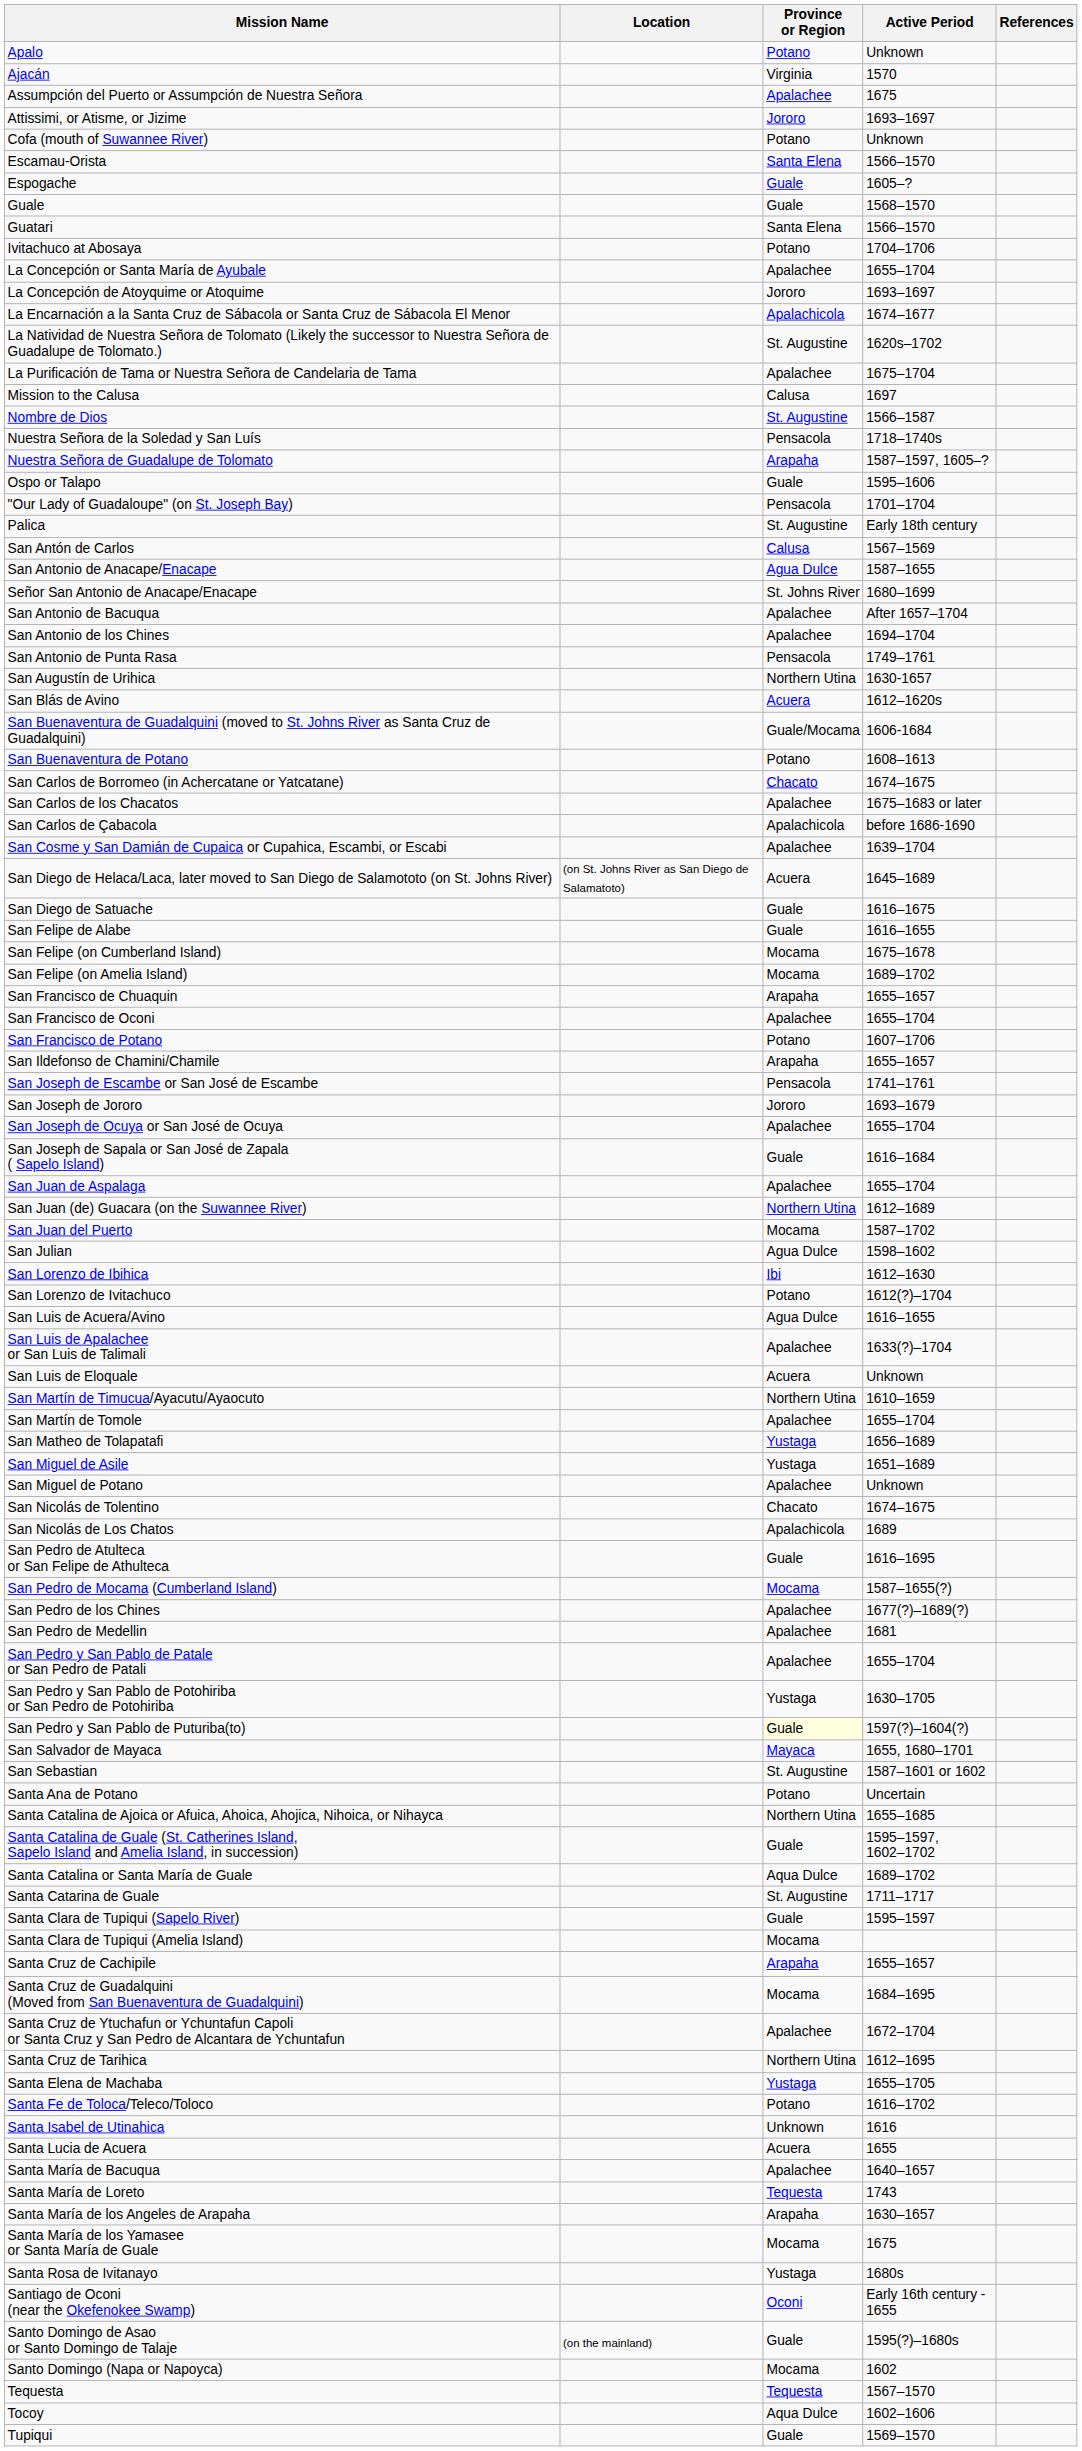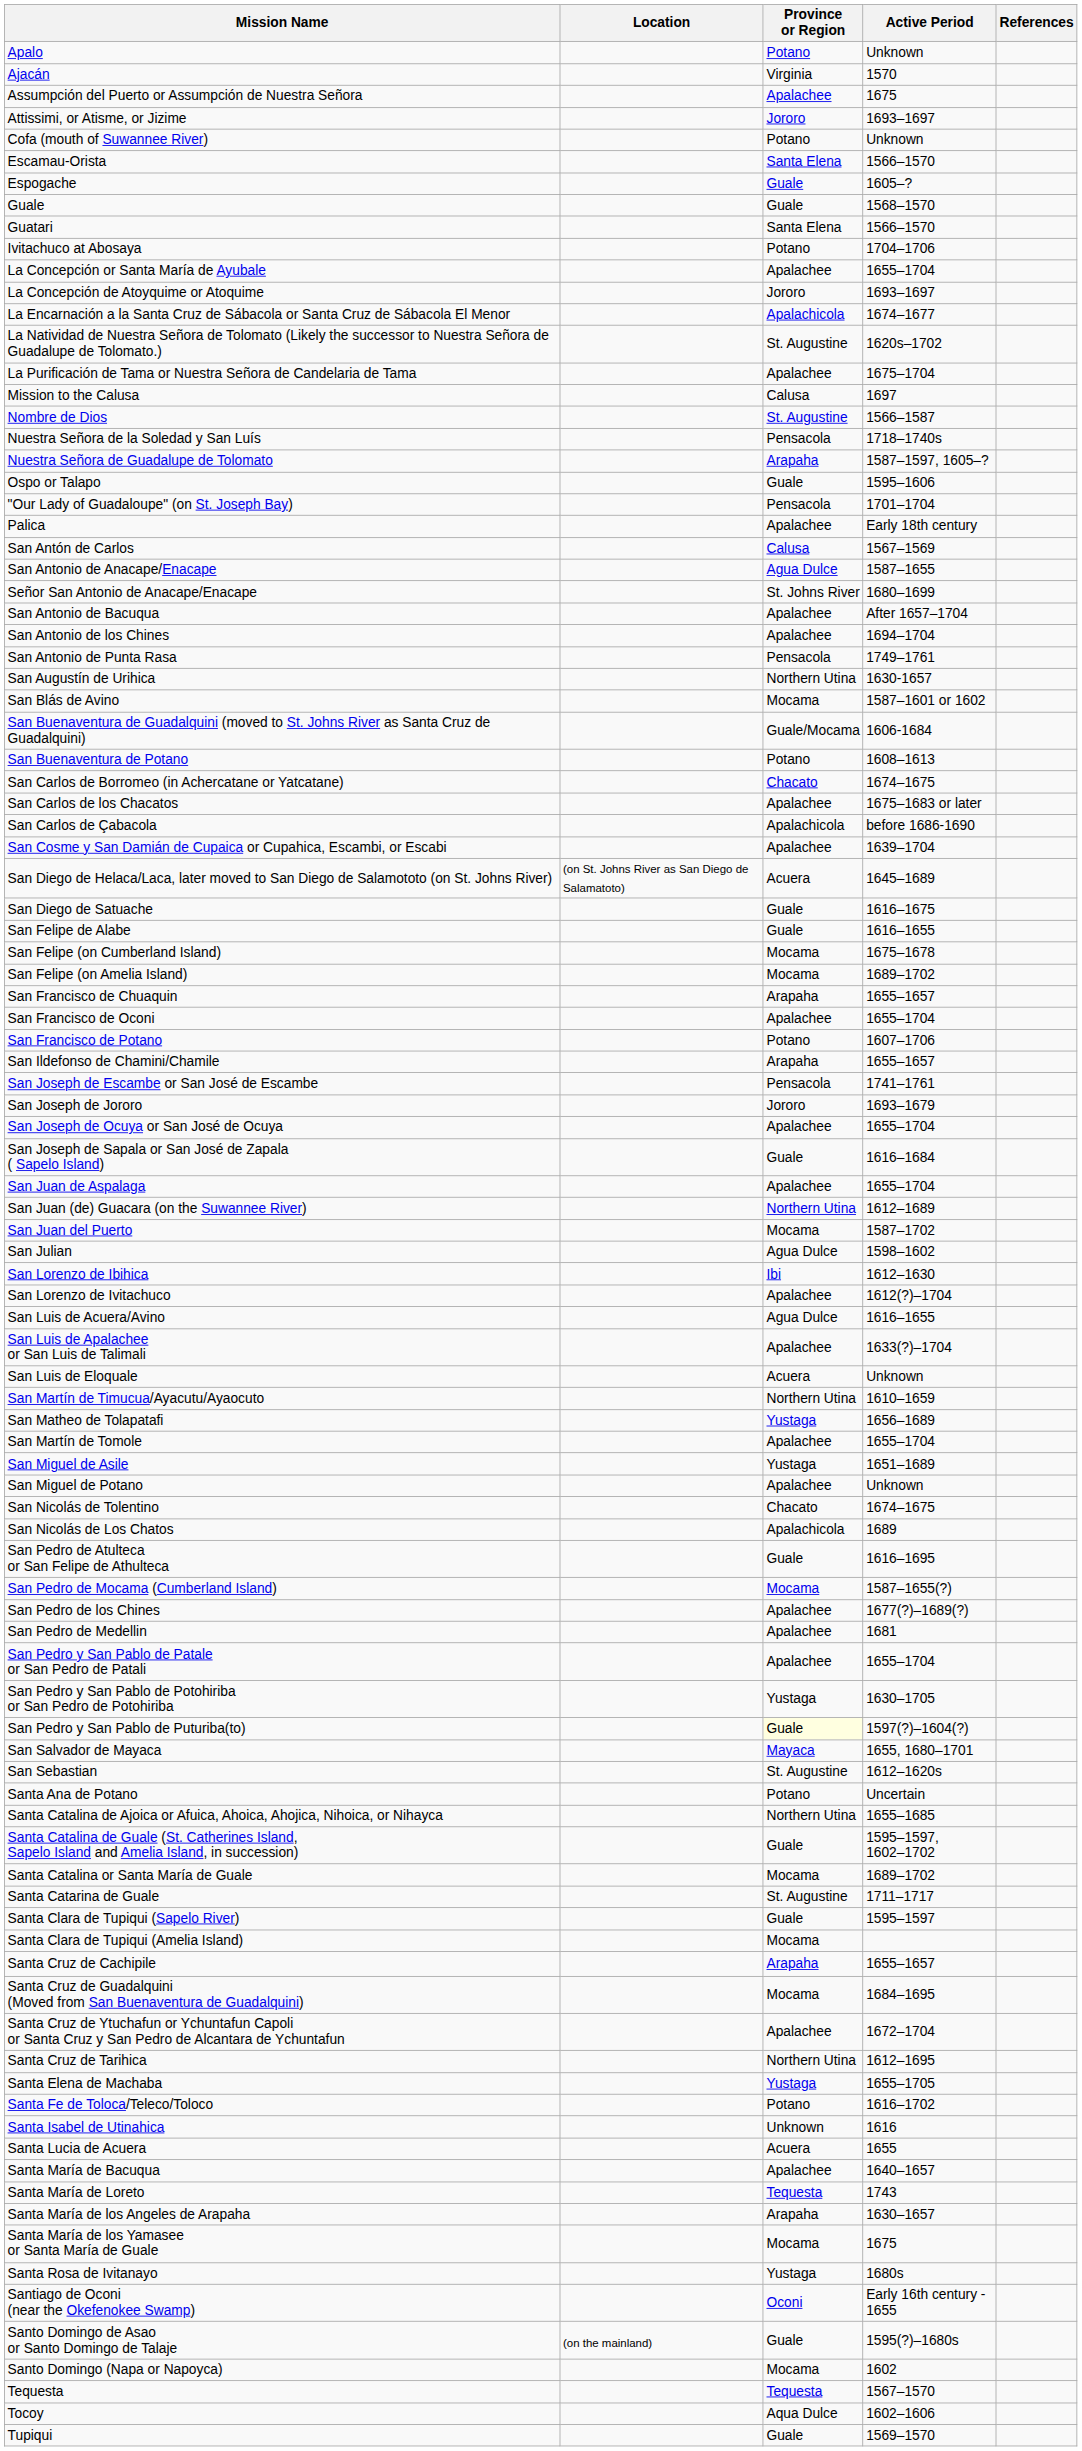(807, 526) St. Augustine -> (799, 526) Apalachee
(788, 701) Acuera -> (793, 701) Mocama
(904, 701) 1612–1620s -> (926, 701) 1587–1601 or 1602
(788, 1295) Potano -> (799, 1295) Apalachee
rows swapped: (75, 1420) <-> (86, 1442)
(926, 1772) 1587–1601 or 1602 -> (904, 1772) 1612–1620s
(802, 1875) Aqua Dulce -> (793, 1875) Mocama
